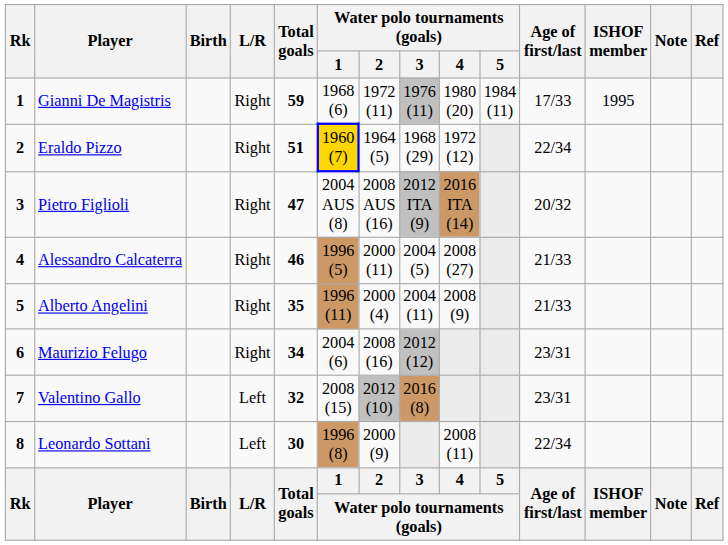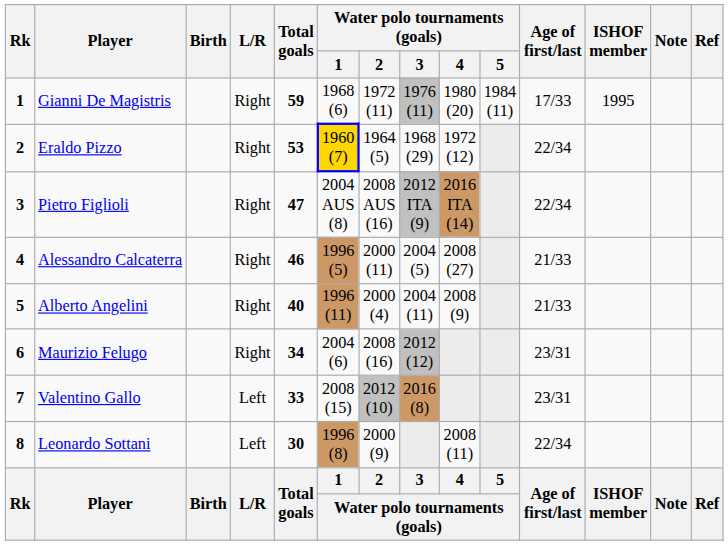(296, 147) 51 -> (296, 147) 53
(553, 204) 20/32 -> (553, 204) 22/34
(296, 306) 35 -> (296, 306) 40
(296, 398) 32 -> (296, 398) 33
